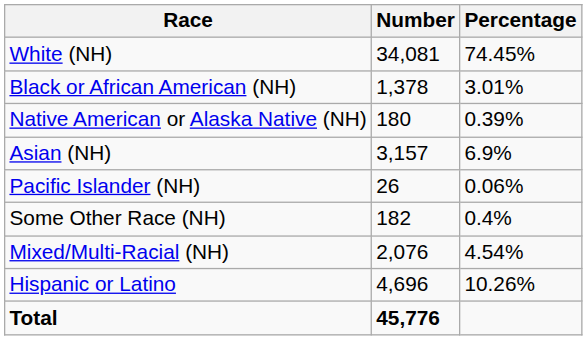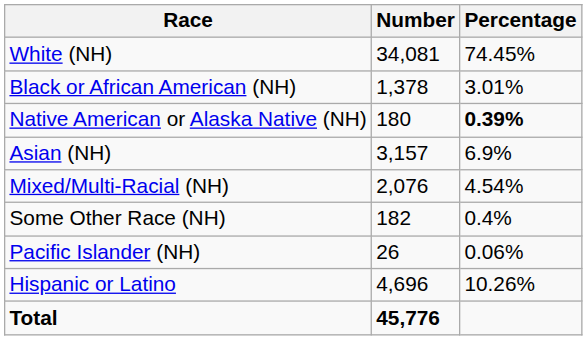(494, 119) normal -> (494, 119) bold
rows swapped: (105, 185) <-> (119, 251)
